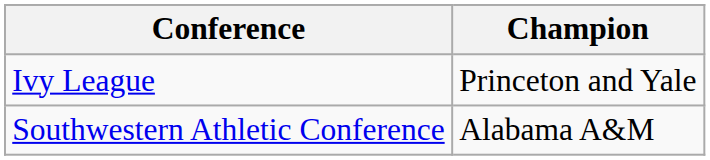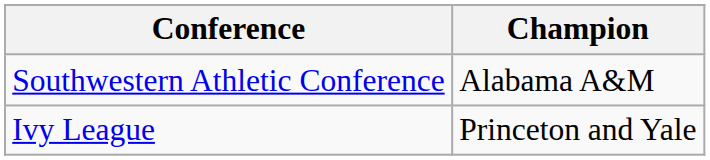rows swapped: (84, 79) <-> (228, 129)
